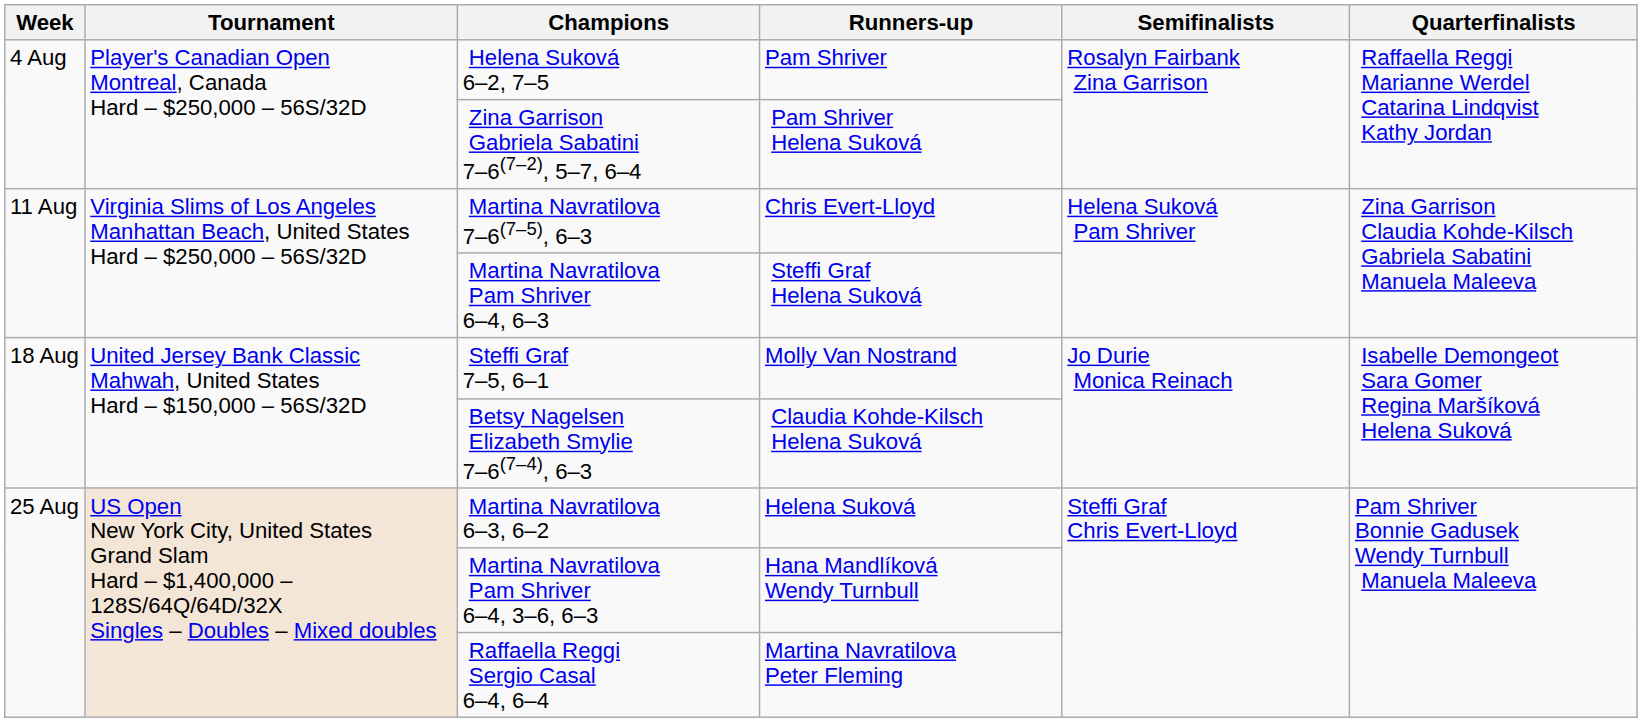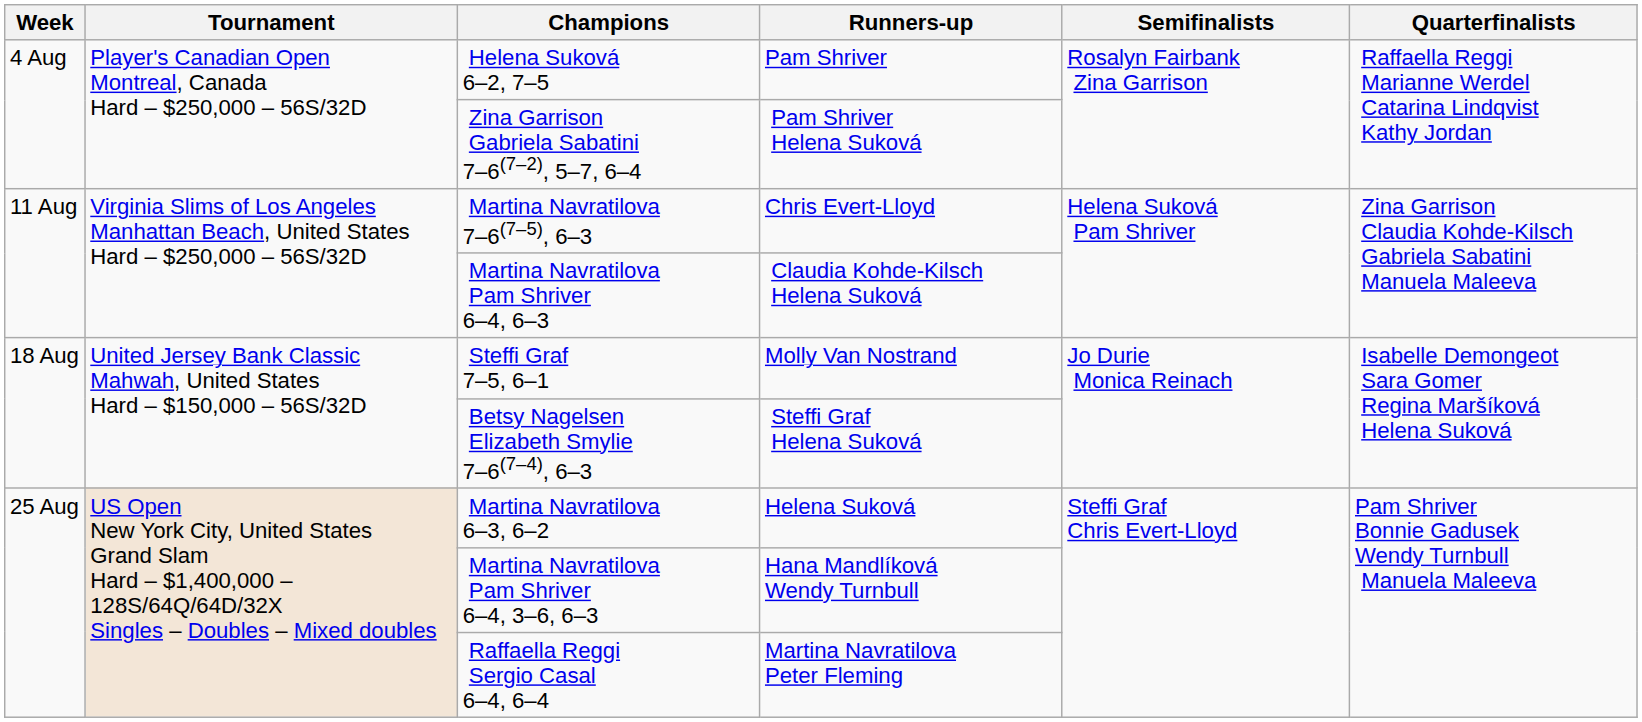(843, 284) Steffi Graf Helena Suková -> (874, 284) Claudia Kohde-Kilsch Helena Suková
(874, 428) Claudia Kohde-Kilsch Helena Suková -> (843, 428) Steffi Graf Helena Suková
